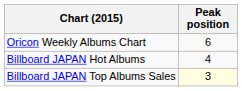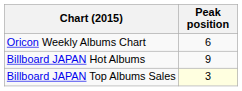(208, 59) 4 -> (208, 59) 9
